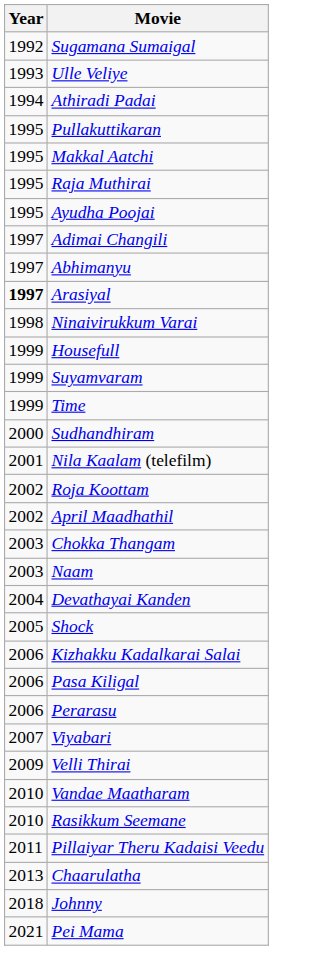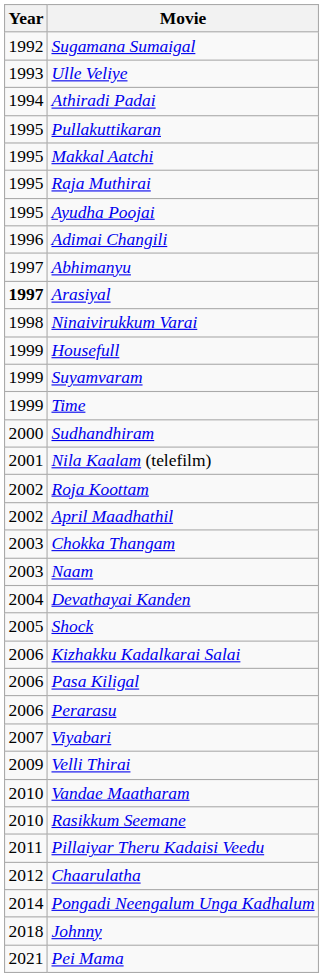(26, 239) 1997 -> (26, 239) 1996
(26, 875) 2013 -> (26, 875) 2012
+ row: (183, 903)
